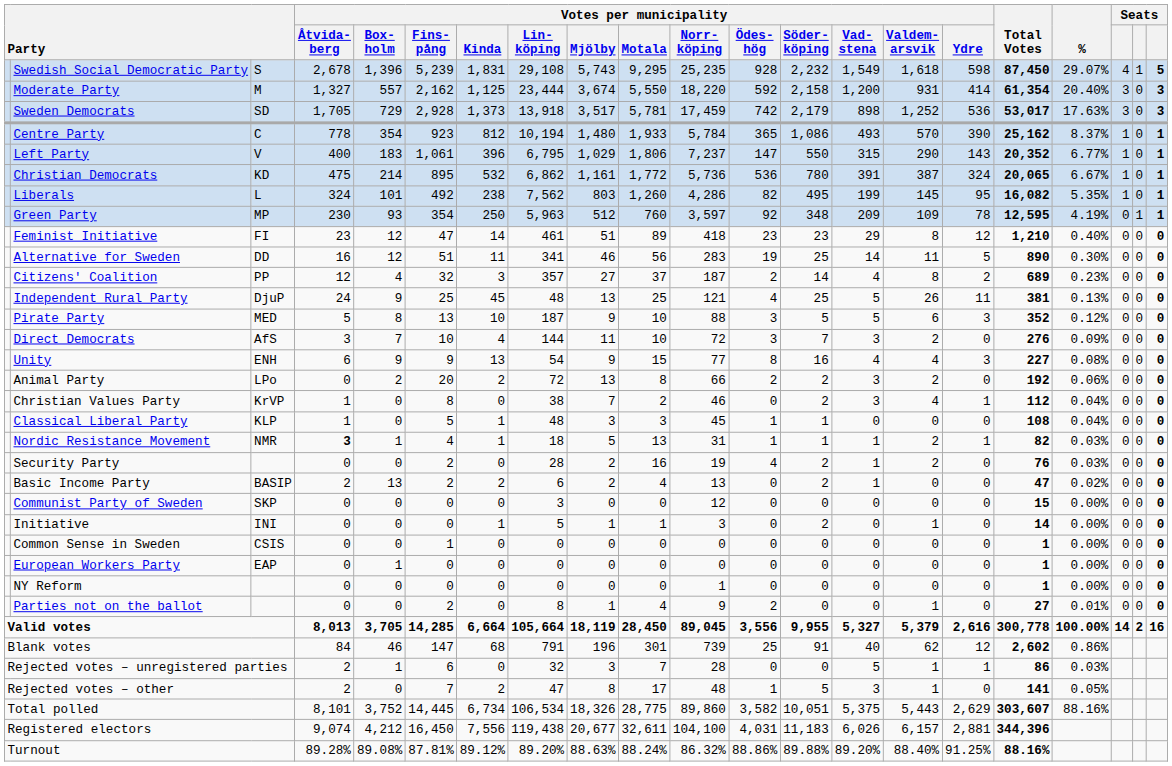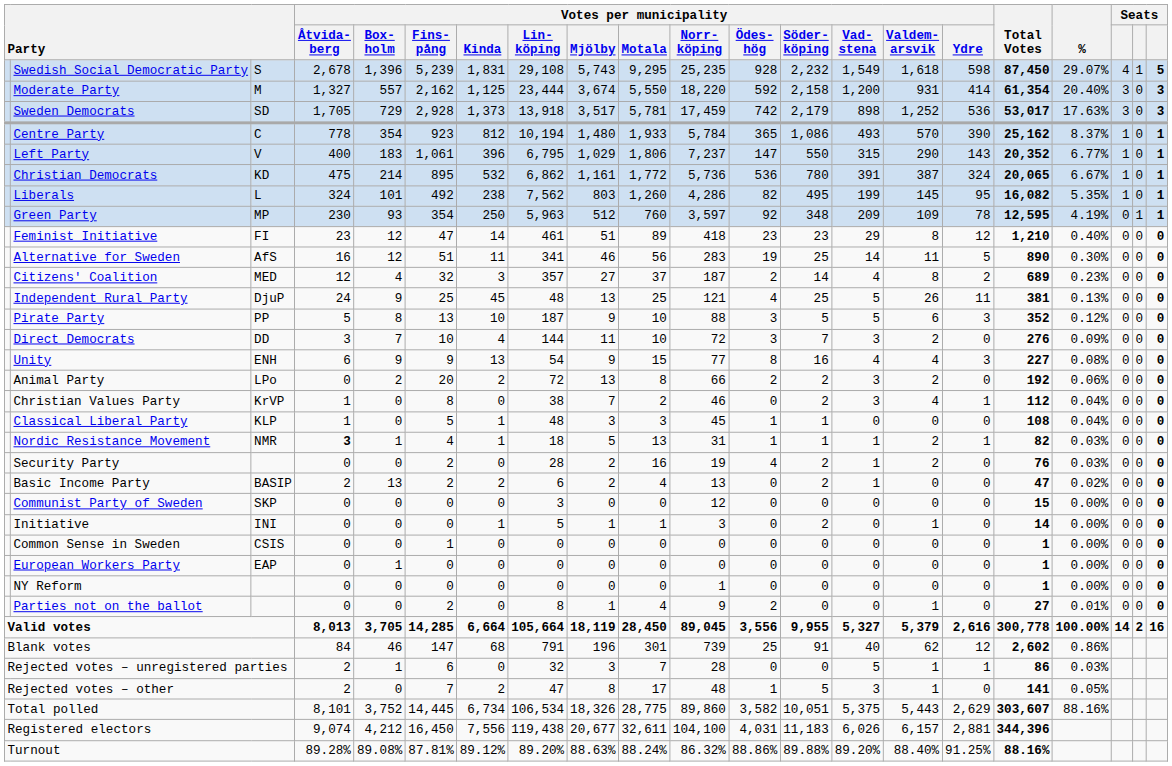(262, 257) DD -> (265, 257) AfS
(262, 278) PP -> (265, 278) MED
(265, 319) MED -> (262, 319) PP
(265, 340) AfS -> (262, 340) DD
